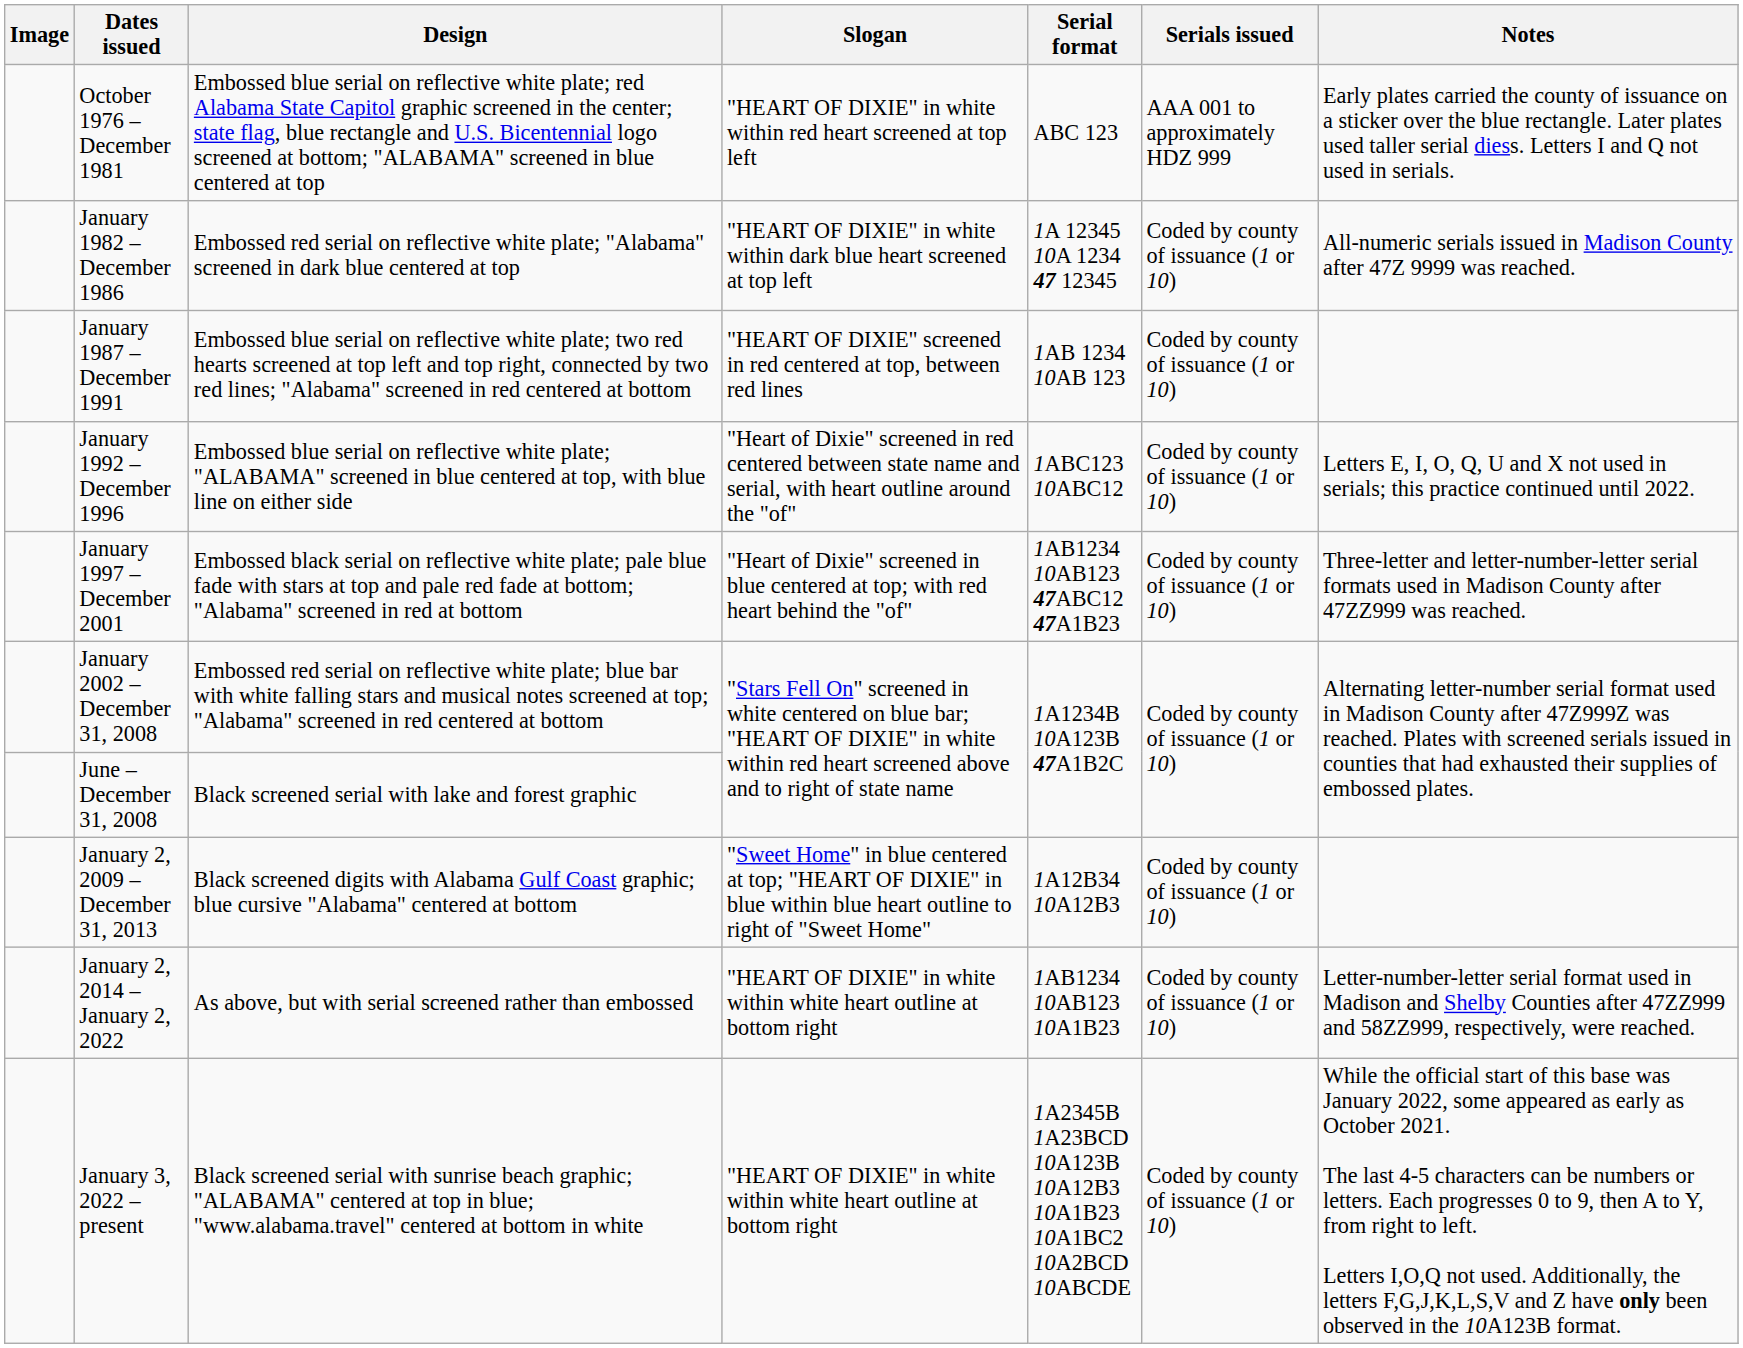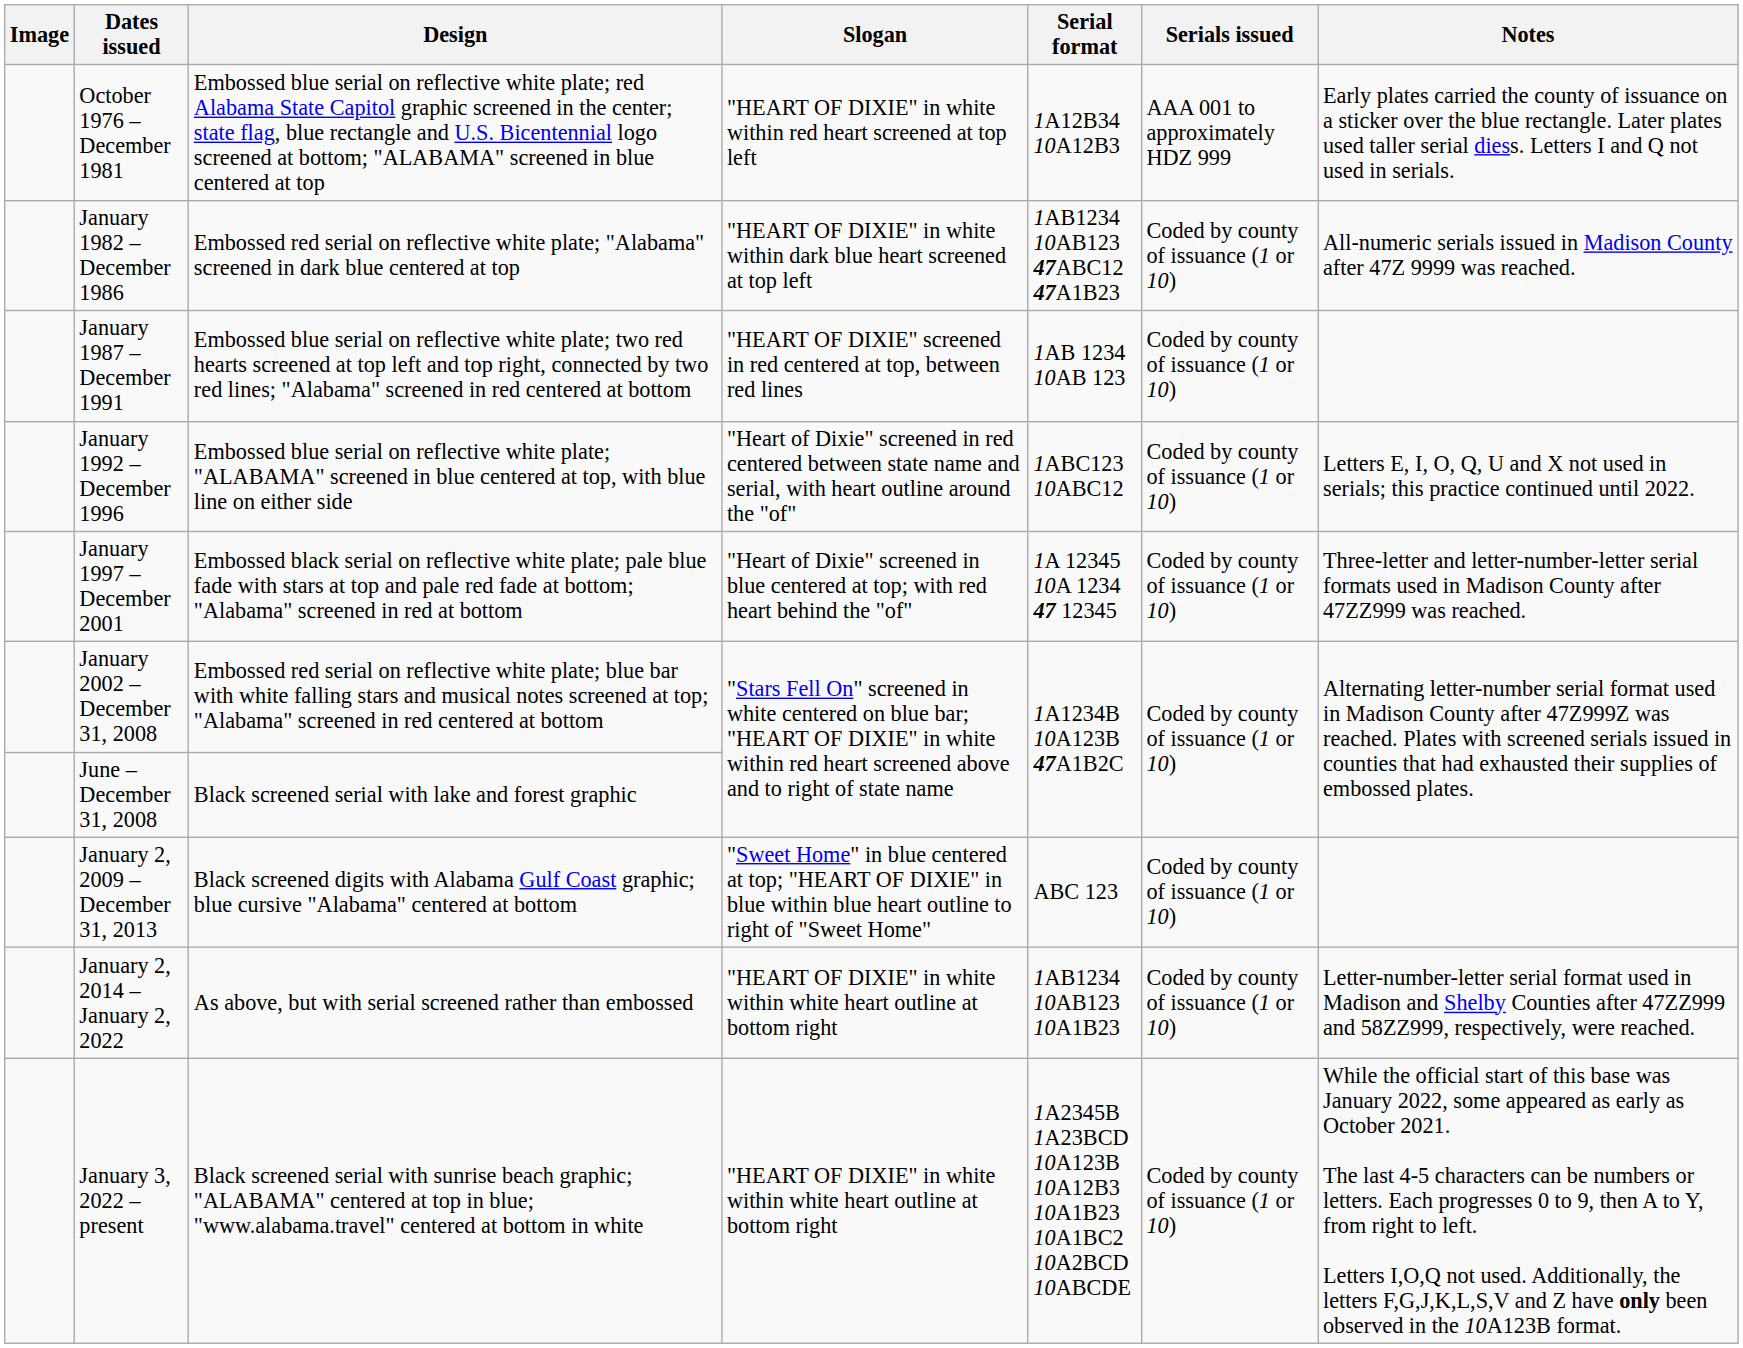(1076, 132) ABC 123 -> (1077, 132) 1A12B34 10A12B3
(1077, 255) 1A 12345 10A 1234 47 12345 -> (1079, 255) 1AB1234 10AB123 47ABC12 47A1B23
(1079, 586) 1AB1234 10AB123 47ABC12 47A1B23 -> (1077, 586) 1A 12345 10A 1234 47 12345
(1077, 892) 1A12B34 10A12B3 -> (1076, 892) ABC 123
